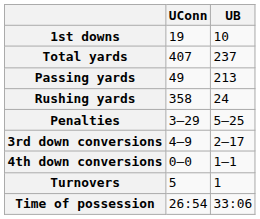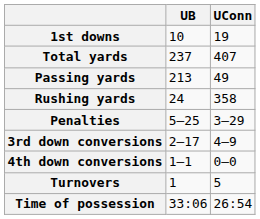columns swapped: (233, 15) <-> (188, 15)
